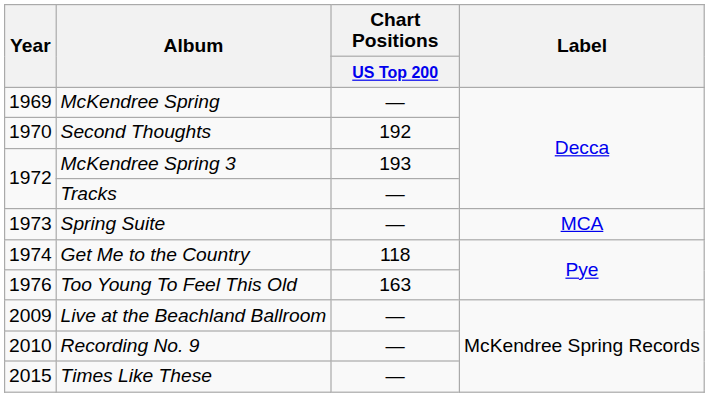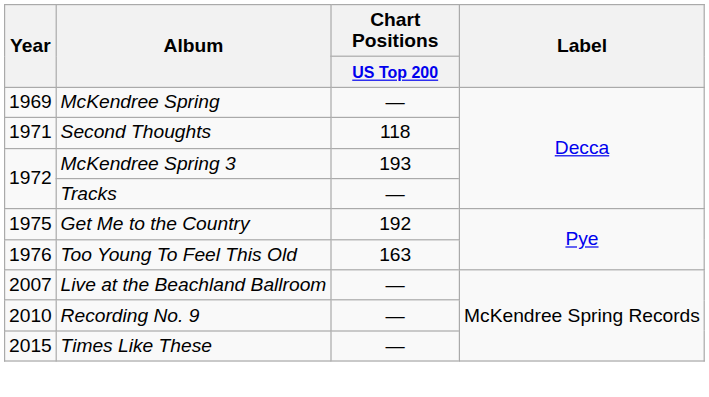(30, 132) 1970 -> (30, 132) 1971
(395, 132) 192 -> (395, 132) 118
- row: (113, 224)
(30, 254) 1974 -> (30, 224) 1975
(395, 254) 118 -> (395, 224) 192
(30, 315) 2009 -> (30, 284) 2007
